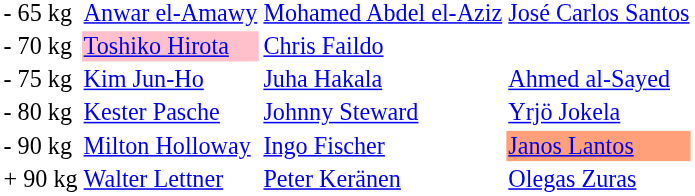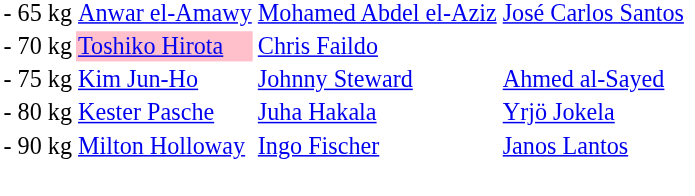(323, 79) Juha Hakala -> (335, 79) Johnny Steward
(341, 112) Johnny Steward -> (317, 112) Juha Hakala
(571, 145) lightsalmon background -> (565, 145) no background
- row: (41, 178)
